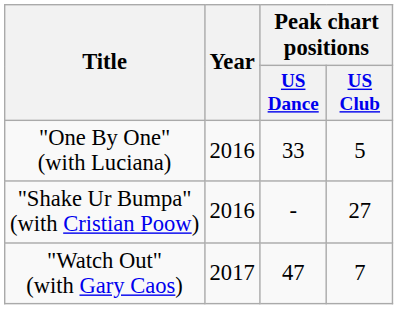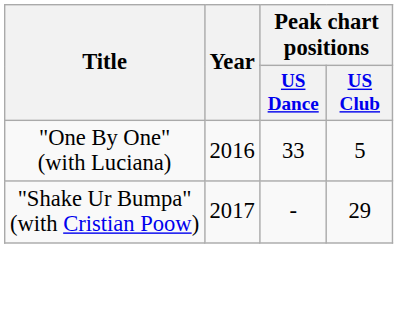(232, 211) 2016 -> (232, 211) 2017
(360, 211) 27 -> (360, 211) 29
- row: (105, 272)
